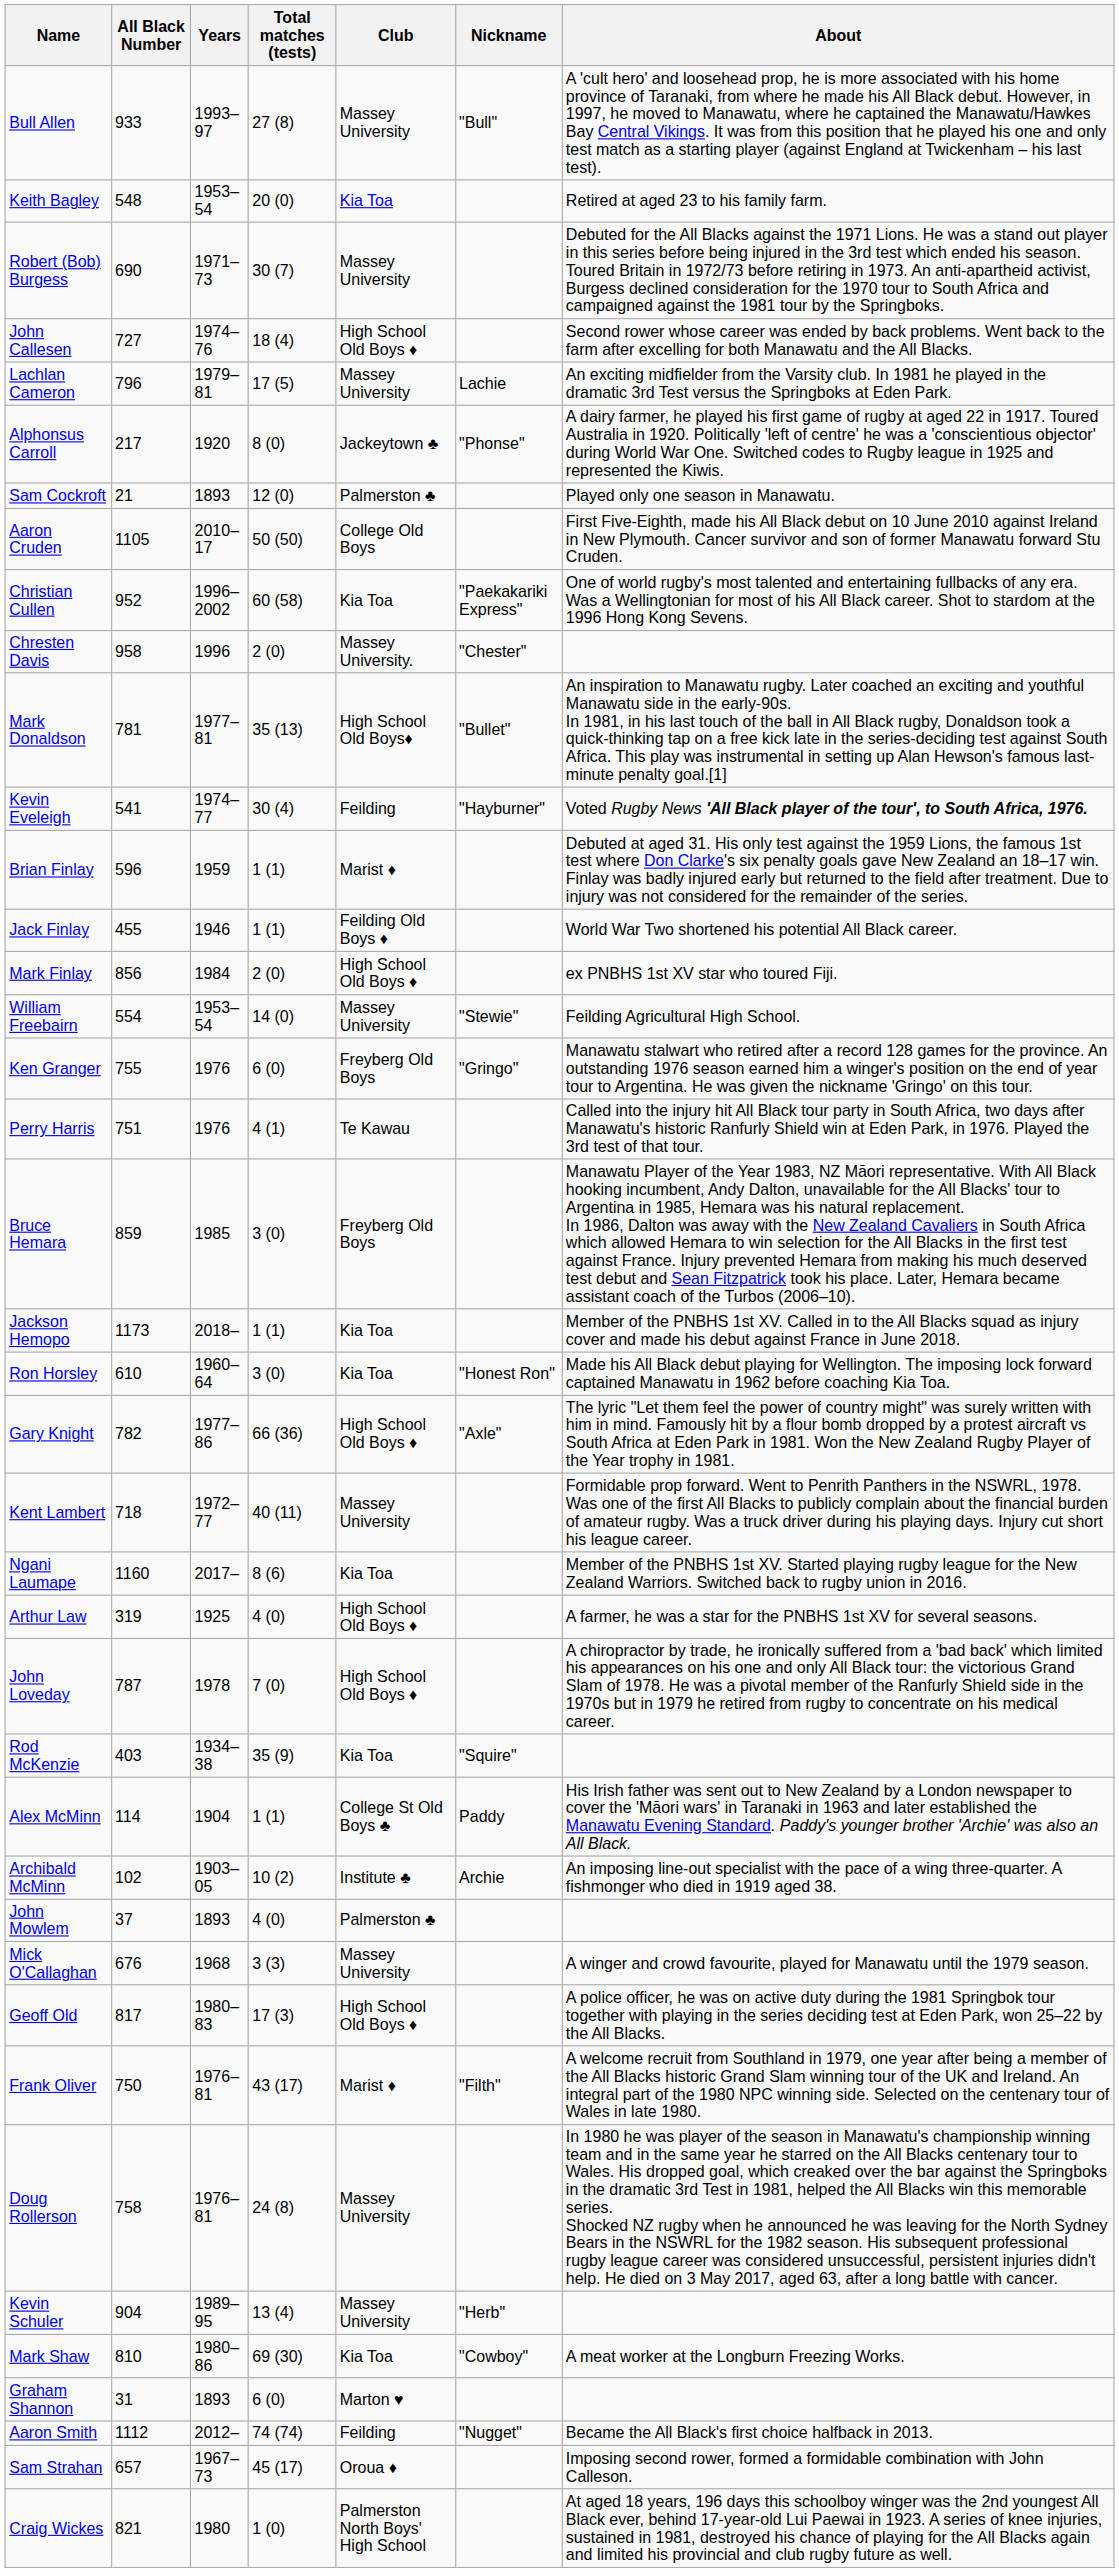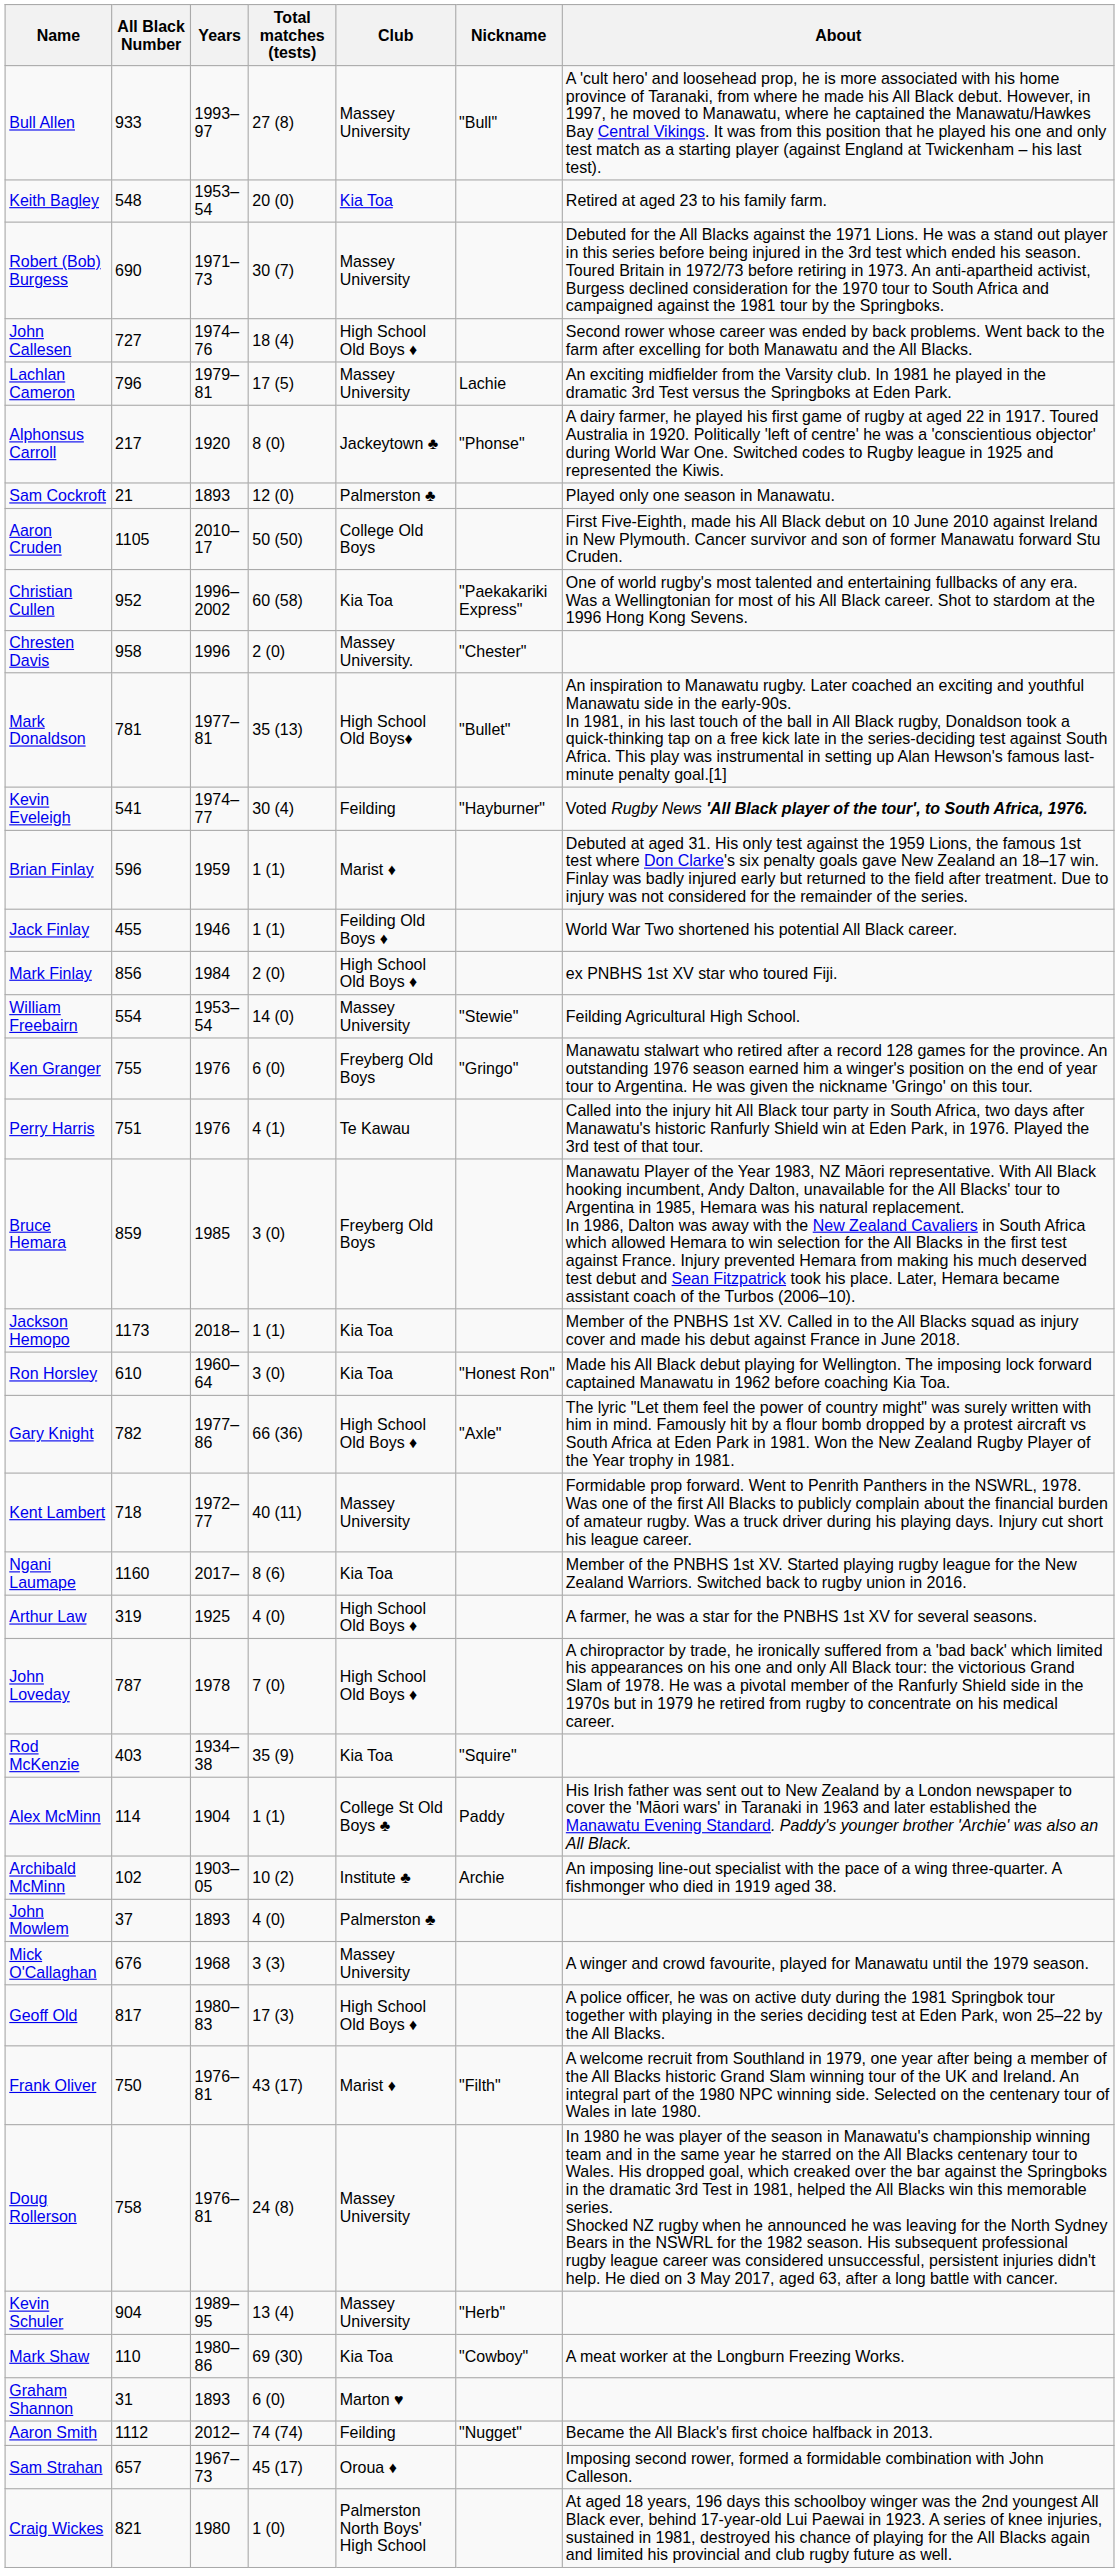(128, 2356) 810 -> (128, 2356) 110
